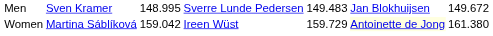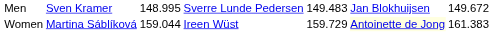(160, 24) 159.042 -> (160, 24) 159.044
(468, 24) 161.380 -> (468, 24) 161.383
